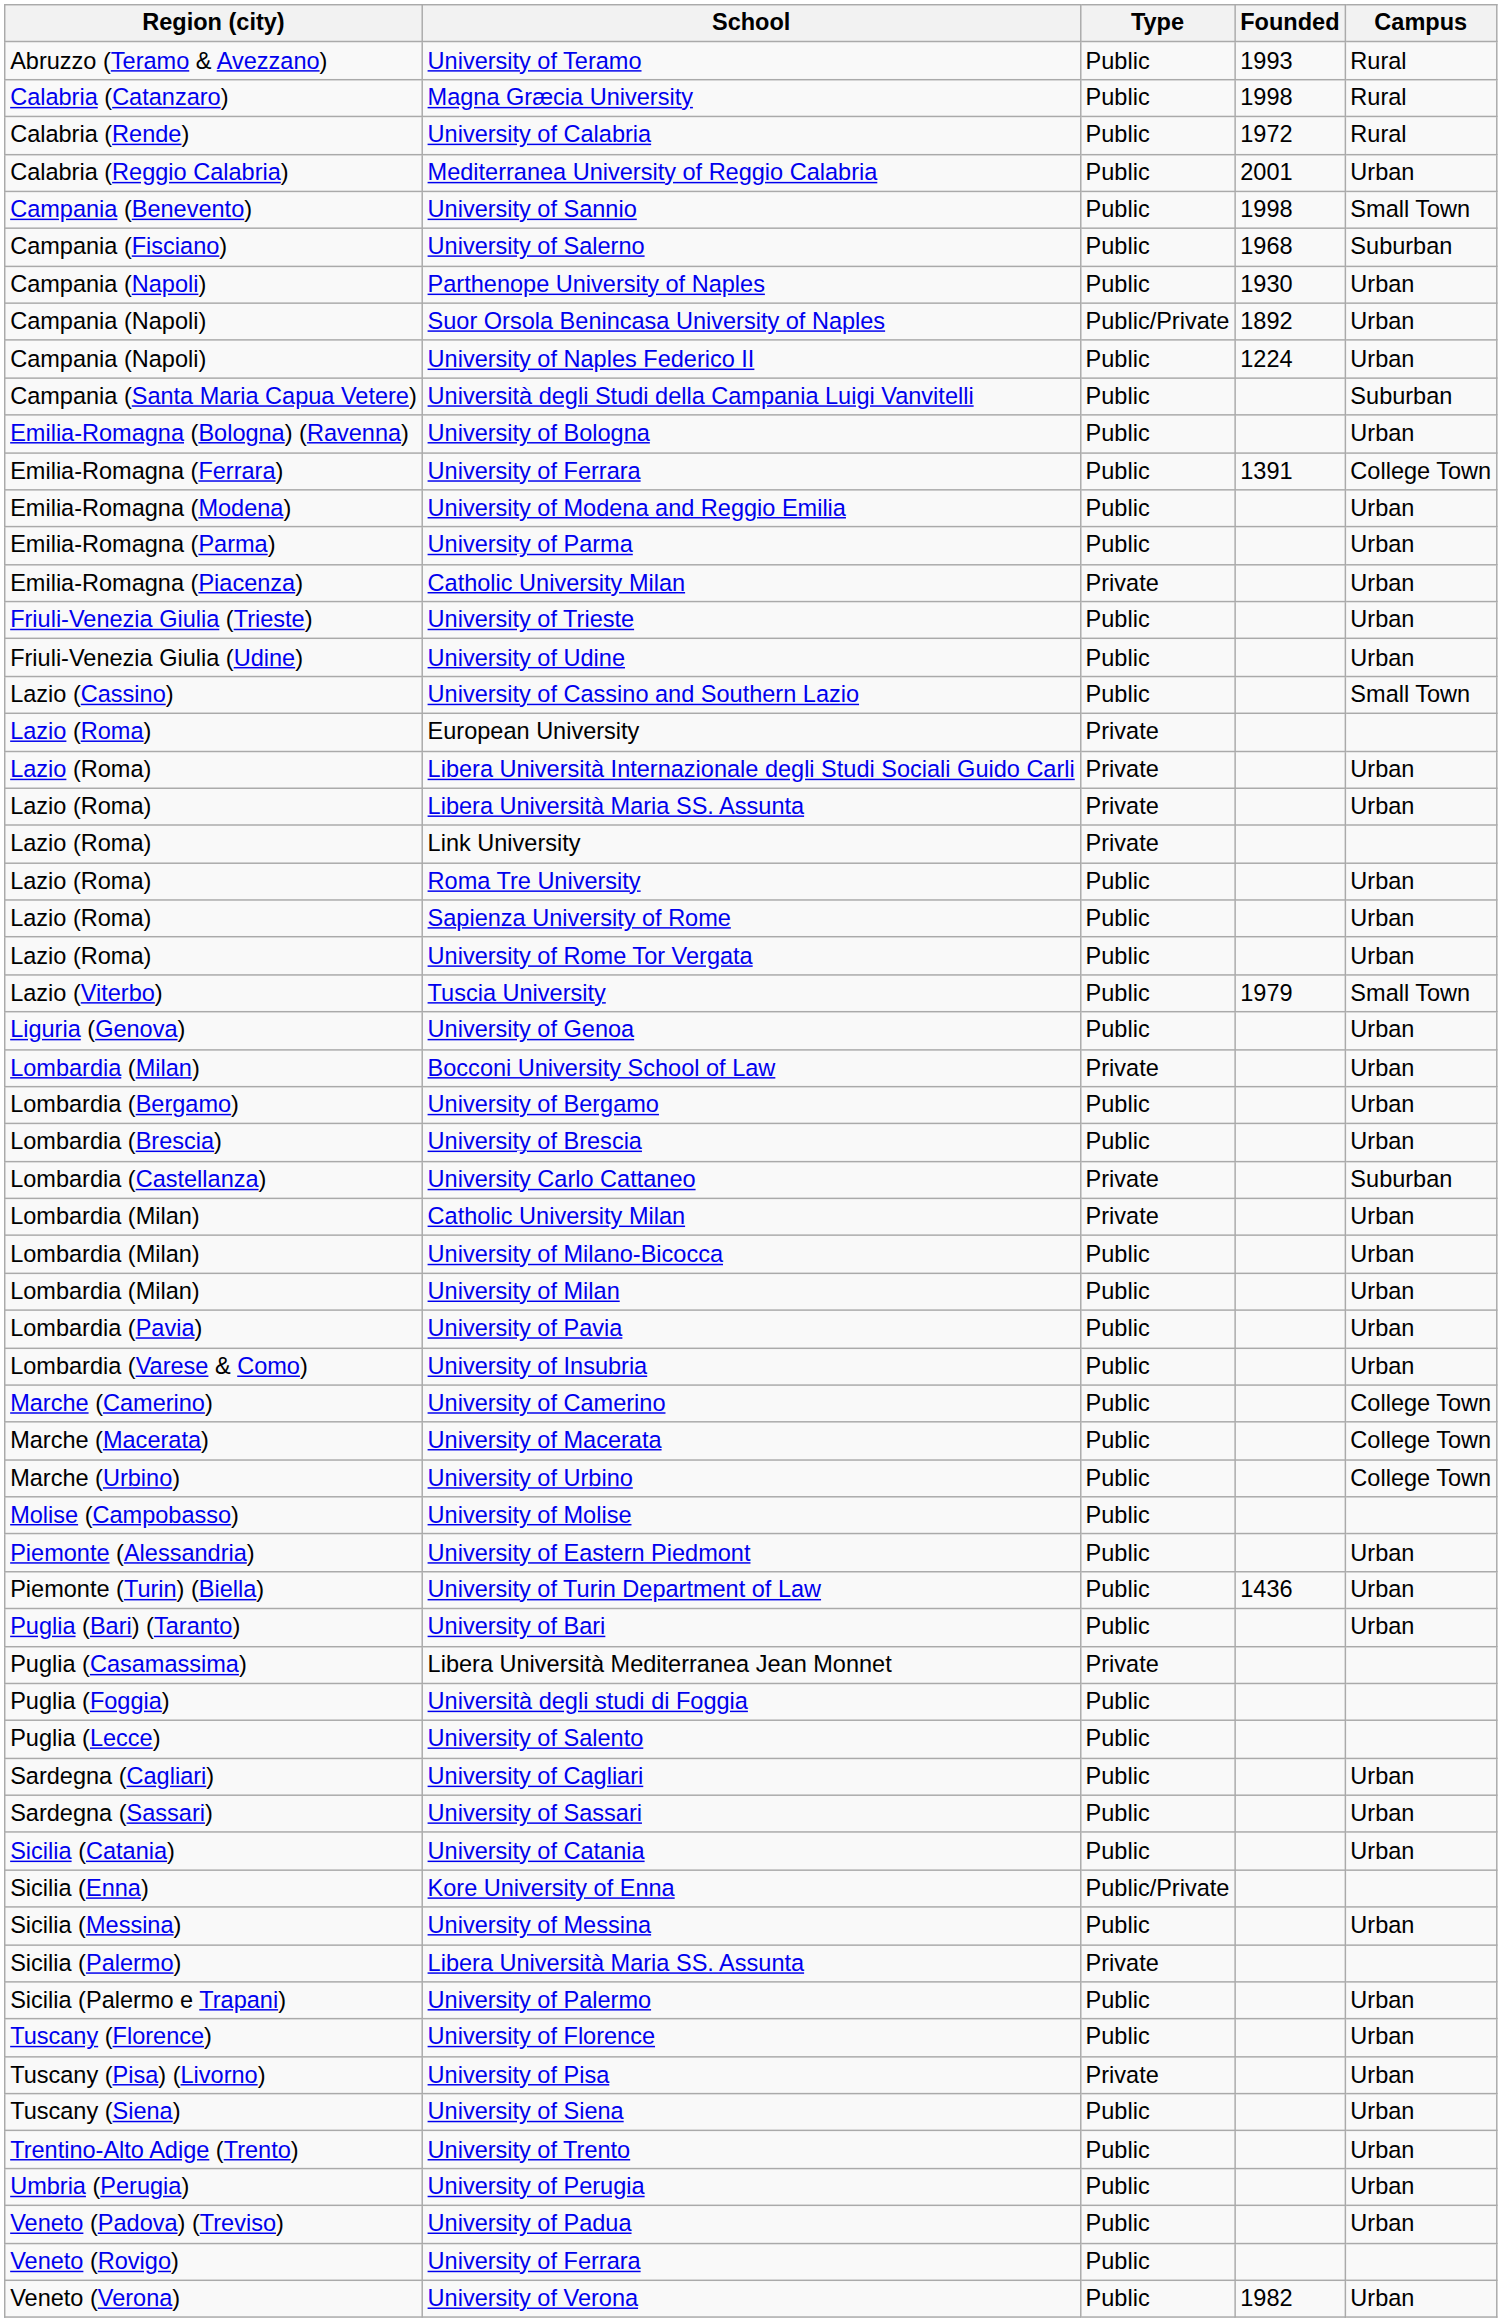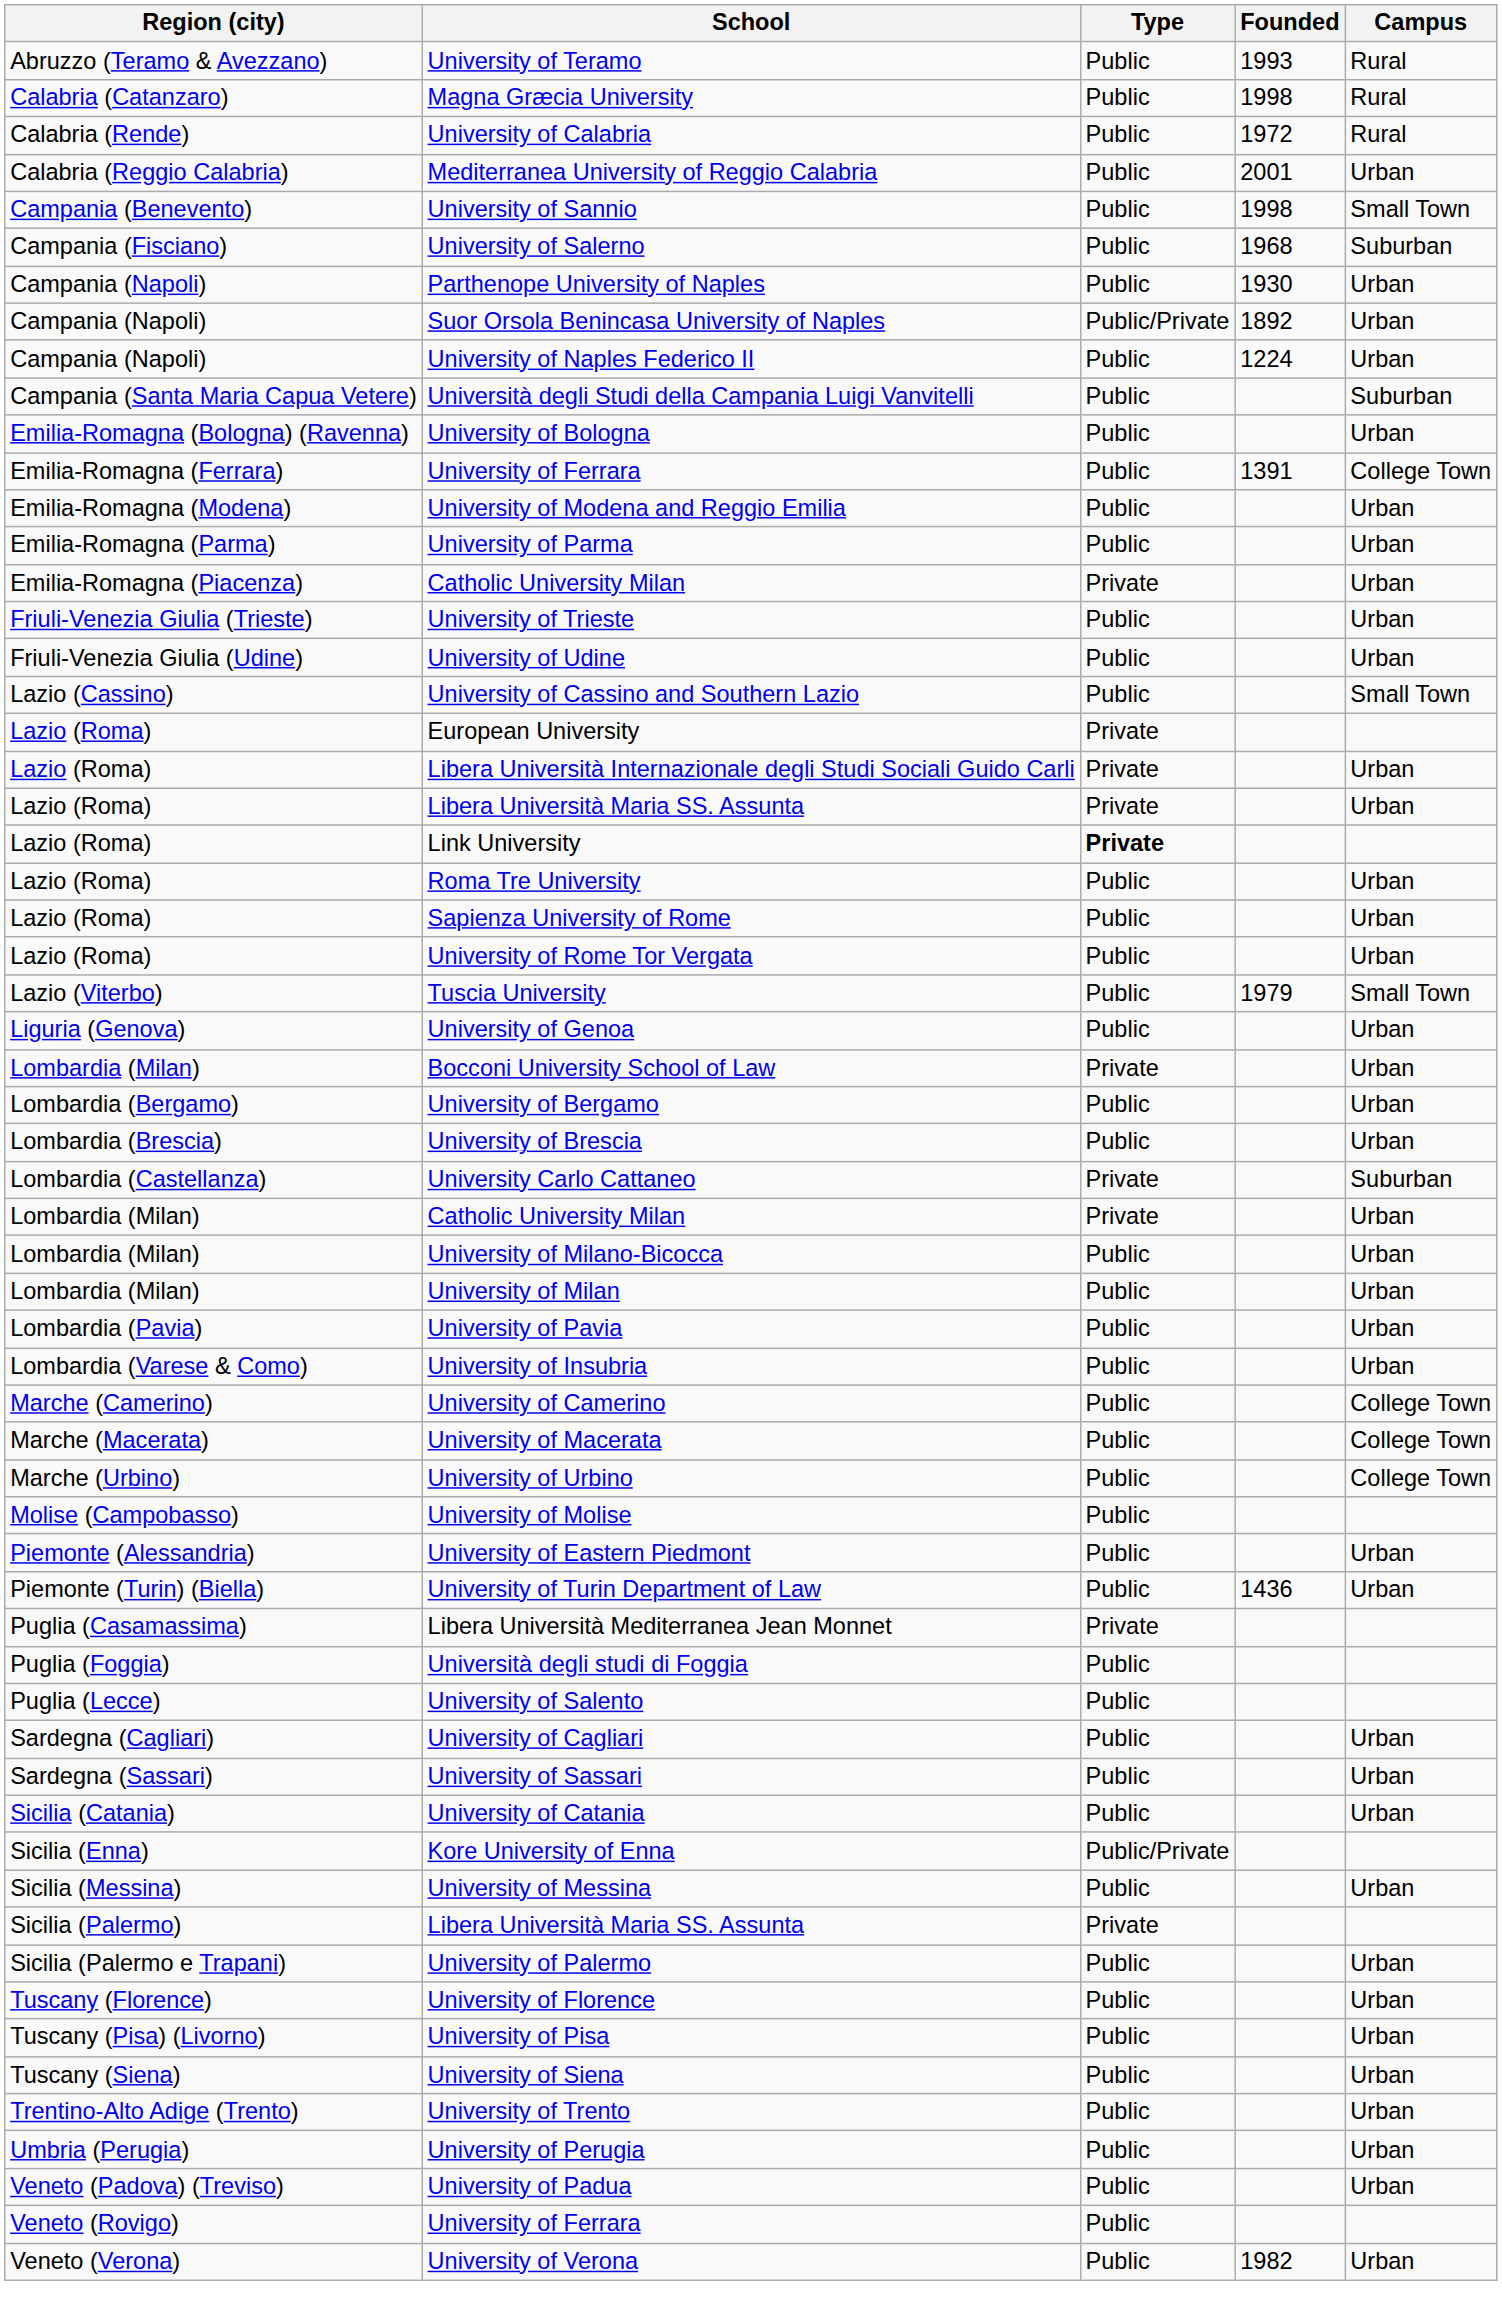(1122, 843) normal -> (1125, 843) bold
- row: (125, 1627)
(1122, 2074) Private -> (1118, 2037) Public
